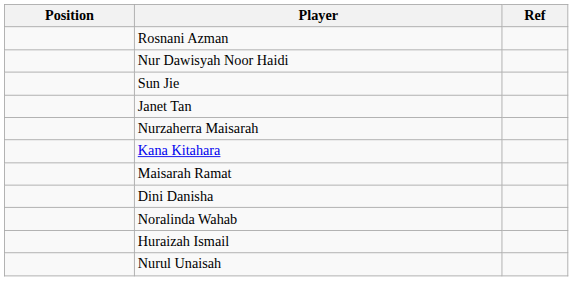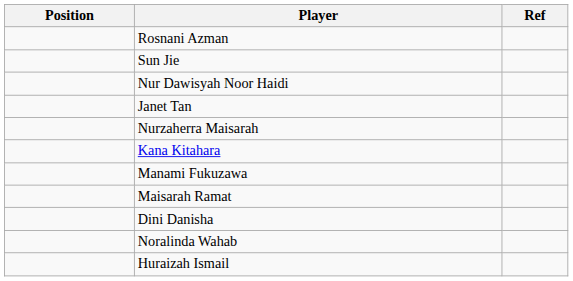rows swapped: (159, 83) <-> (213, 60)
+ row: (193, 173)
- row: (180, 264)
